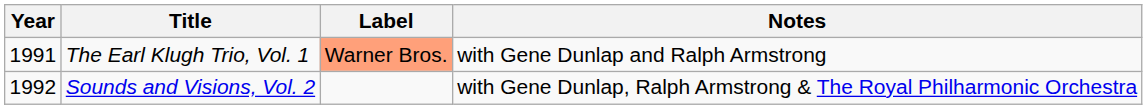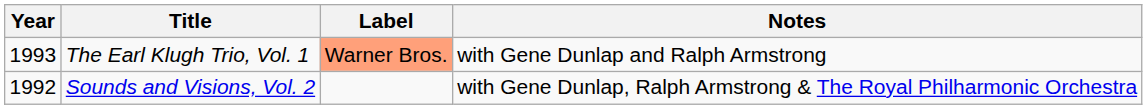(33, 54) 1991 -> (33, 54) 1993
